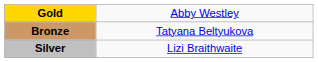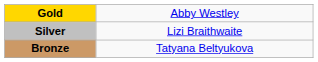rows swapped: (50, 48) <-> (50, 31)
